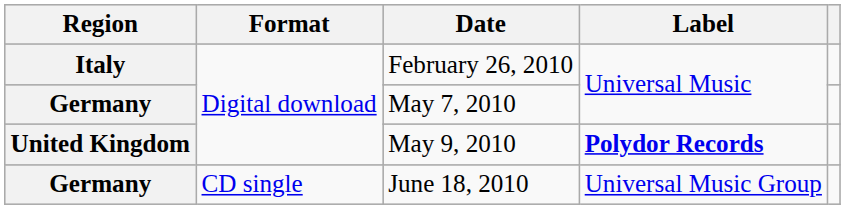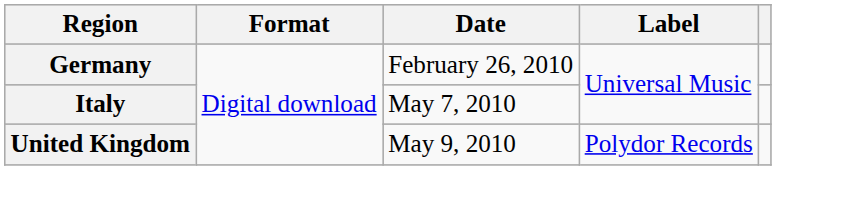(100, 64) Italy -> (100, 64) Germany
(100, 104) Germany -> (100, 104) Italy
(674, 143) bold -> (669, 143) normal
- row: (458, 183)
